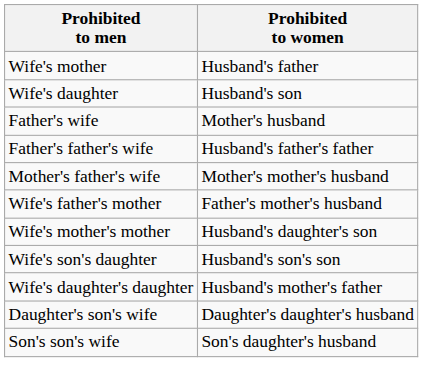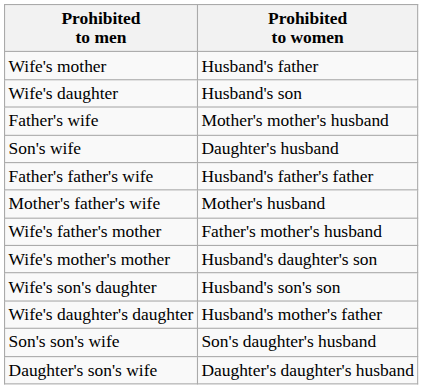(263, 120) Mother's husband -> (295, 120) Mother's mother's husband
+ row: (45, 148)
(295, 176) Mother's mother's husband -> (263, 203) Mother's husband
rows swapped: (64, 342) <-> (83, 314)
